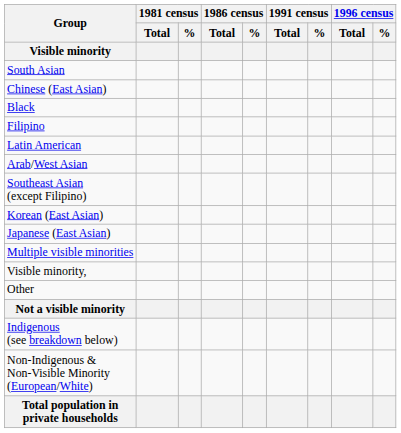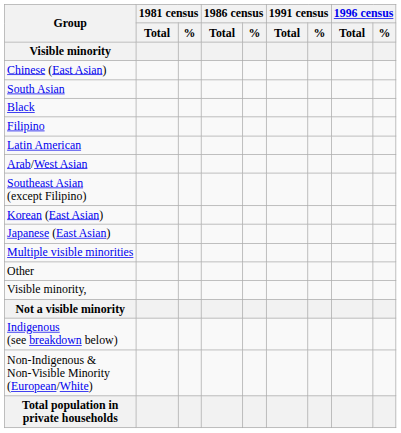rows swapped: (36, 70) <-> (57, 88)
rows swapped: (47, 271) <-> (21, 290)
